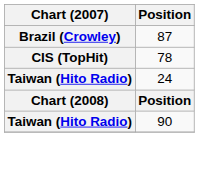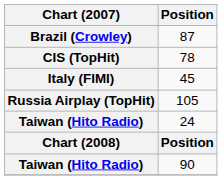+ row: (187, 79)
+ row: (187, 100)
